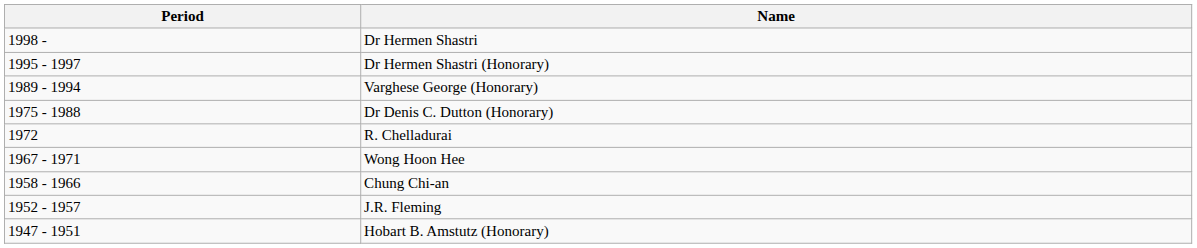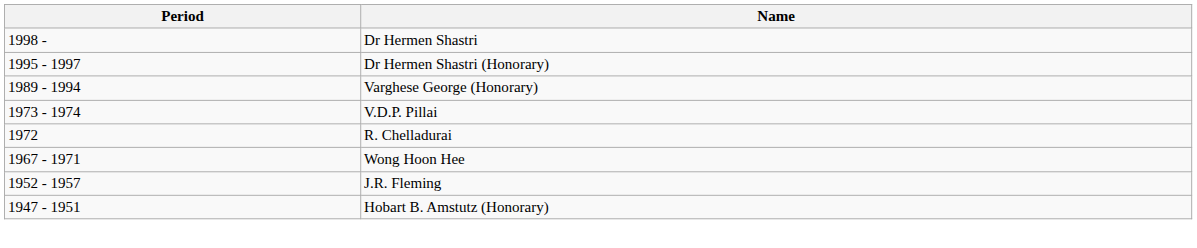- row: (459, 111)
+ row: (401, 111)
- row: (406, 183)
